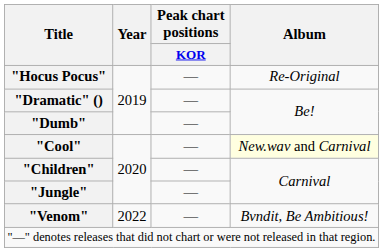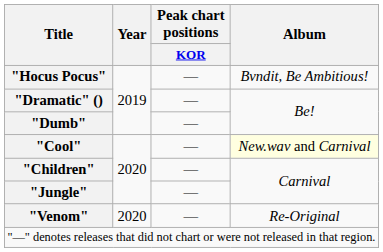(304, 77) Re-Original -> (304, 77) Bvndit, Be Ambitious!
(132, 215) 2022 -> (132, 215) 2020
(304, 215) Bvndit, Be Ambitious! -> (304, 215) Re-Original
